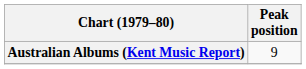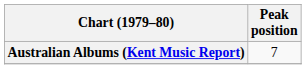(274, 52) 9 -> (274, 52) 7
